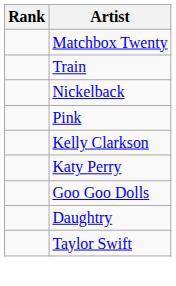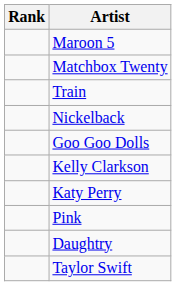+ row: (83, 42)
rows swapped: (67, 117) <-> (101, 192)
